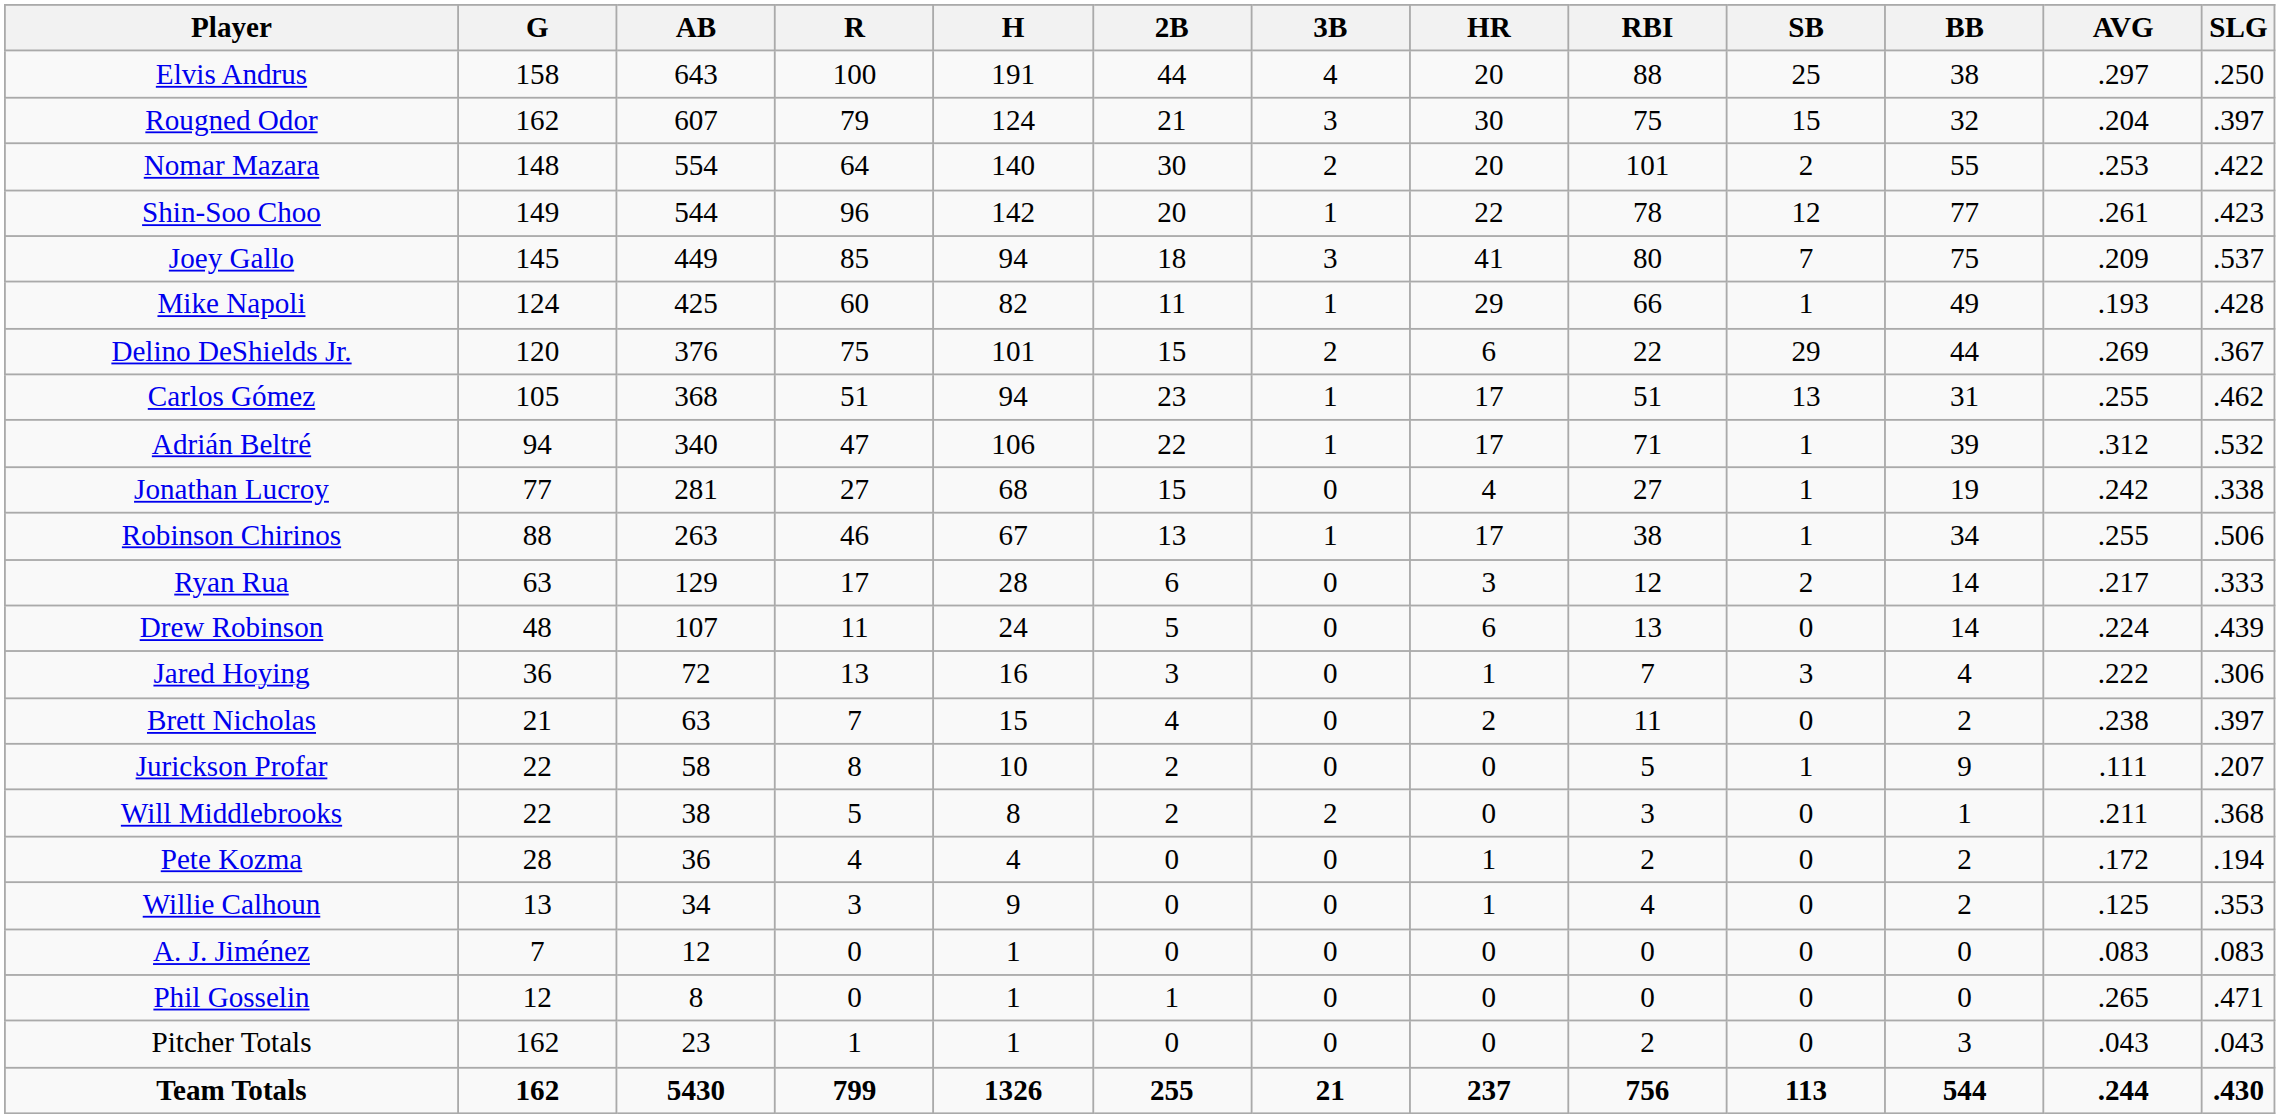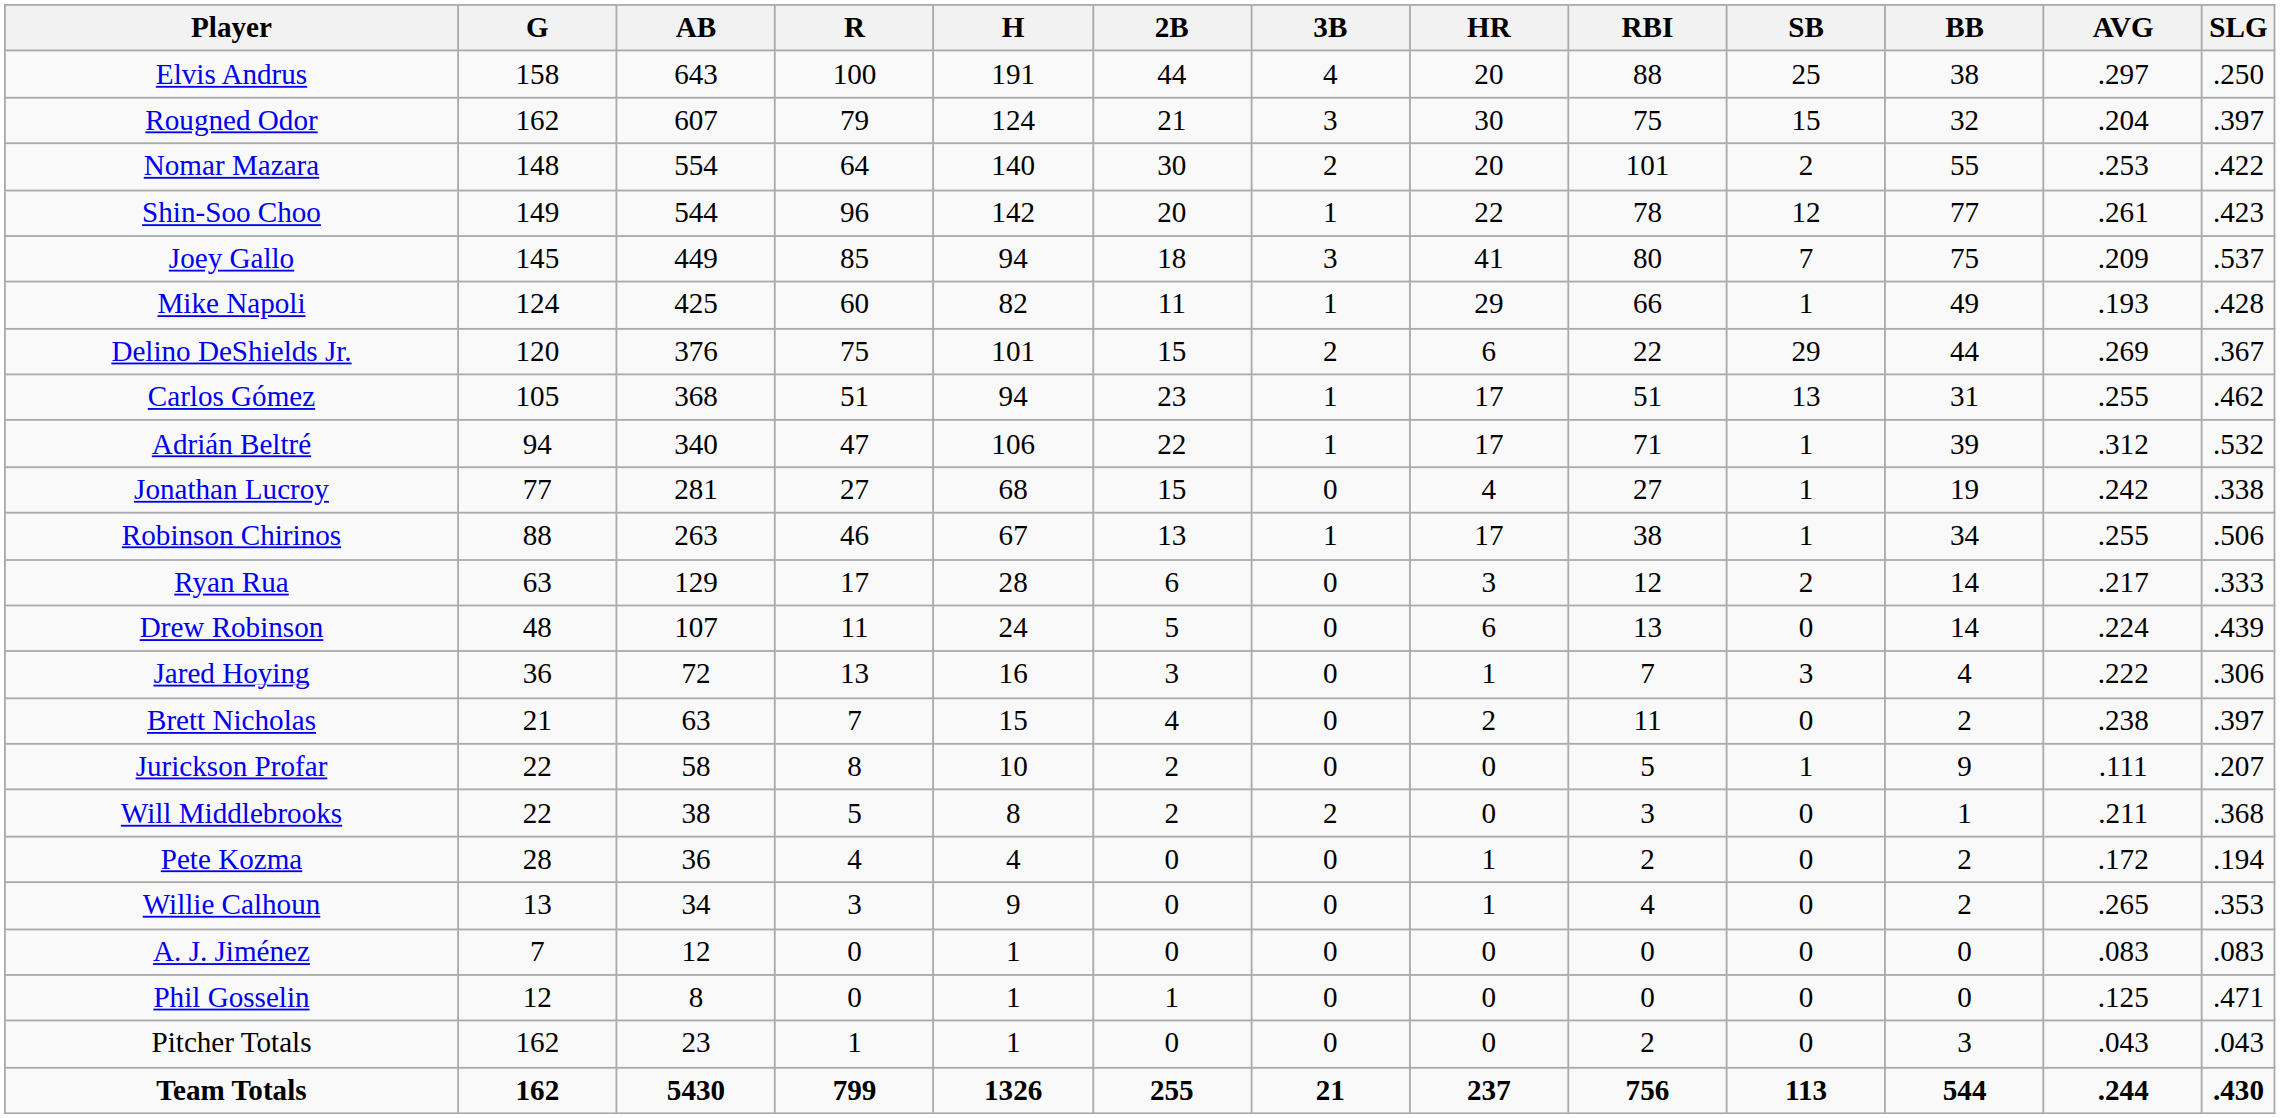(2123, 905) .125 -> (2123, 905) .265
(2123, 997) .265 -> (2123, 997) .125
